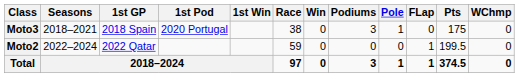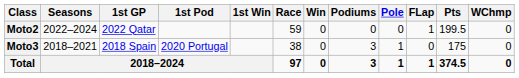rows swapped: (23, 30) <-> (23, 47)
